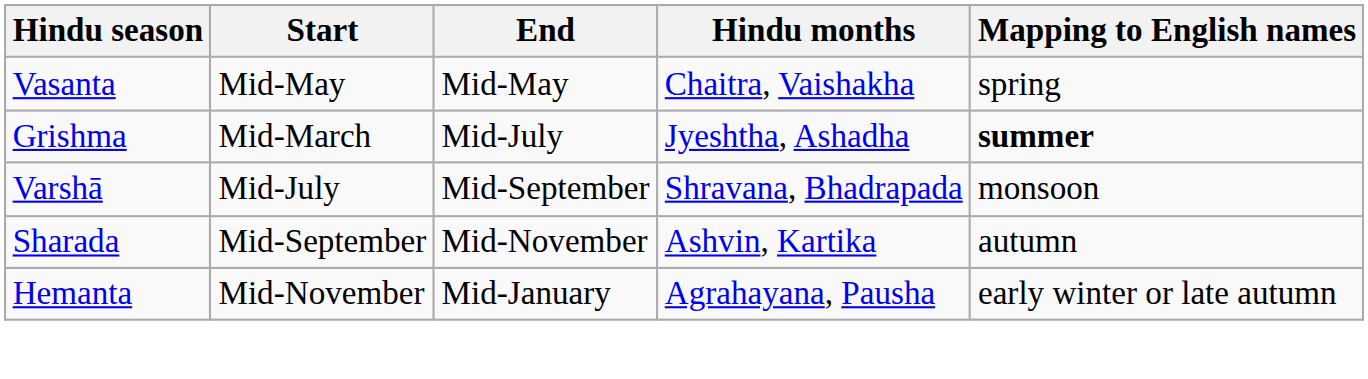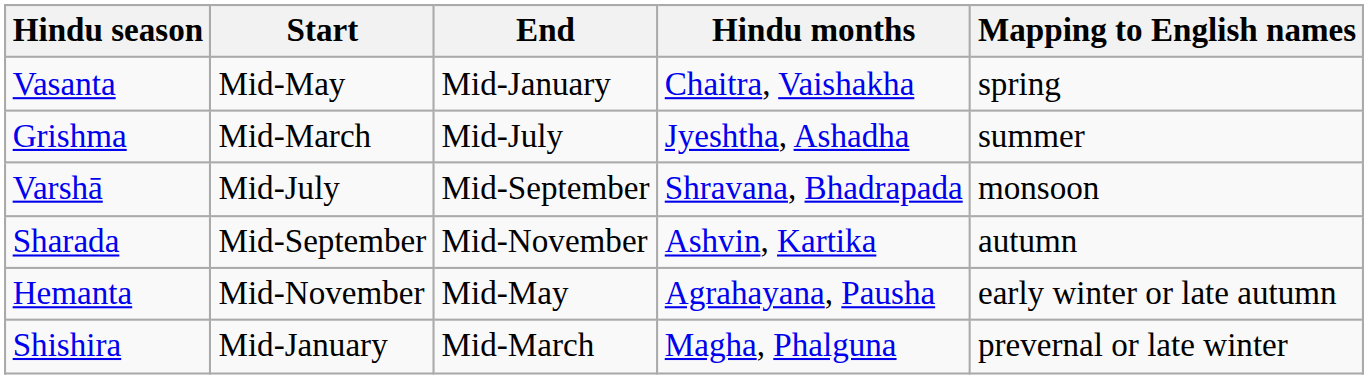(505, 83) Mid-May -> (526, 83) Mid-January
(1036, 135) bold -> (1031, 135) normal
(526, 293) Mid-January -> (505, 293) Mid-May
+ row: (67, 345)
